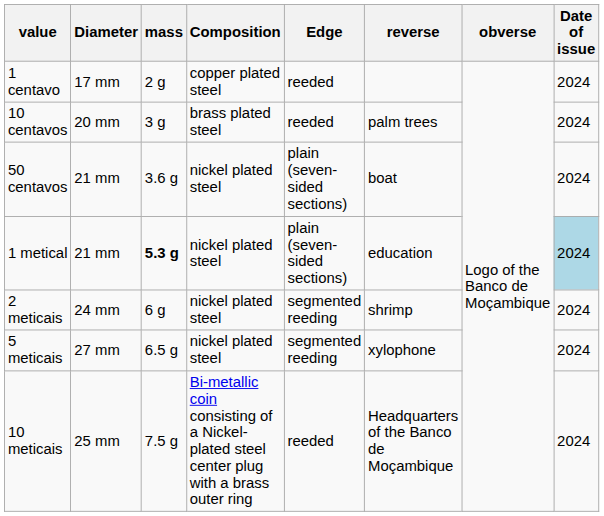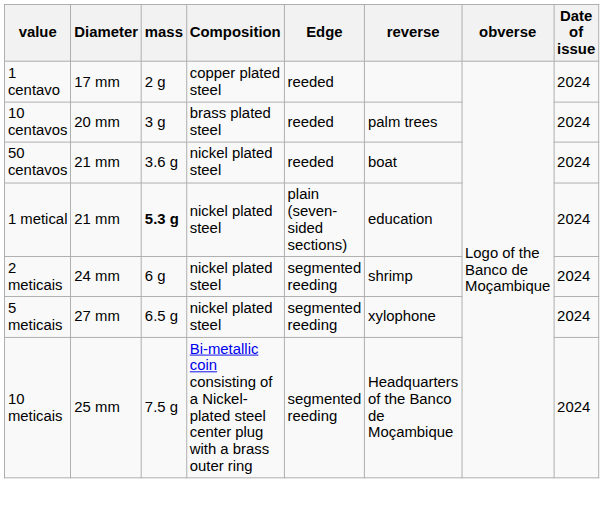(317, 179) plain (seven- sided sections) -> (311, 162) reeded
(574, 252) lightblue background -> (574, 219) no background
(311, 440) reeded -> (324, 407) segmented reeding
